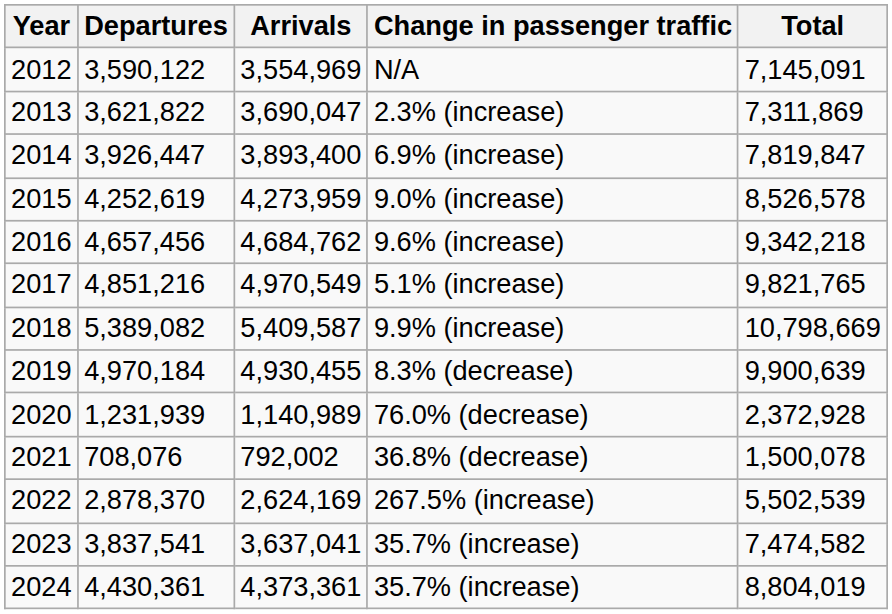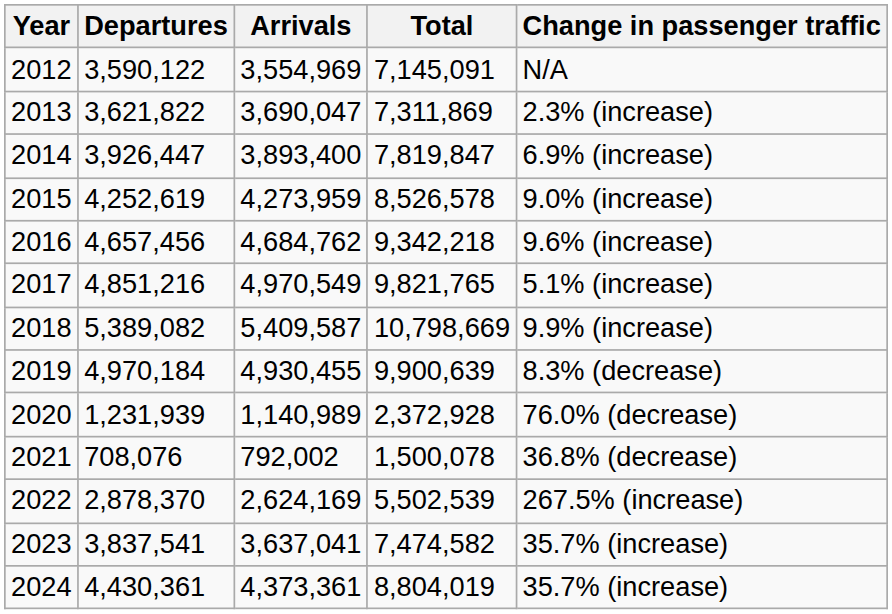columns swapped: (813, 26) <-> (553, 26)
